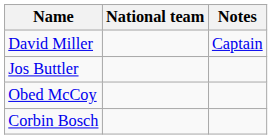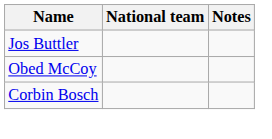- row: (51, 43)
